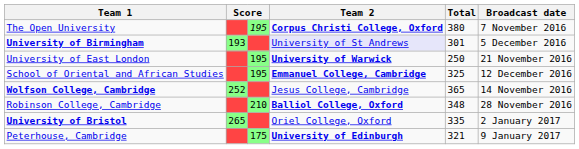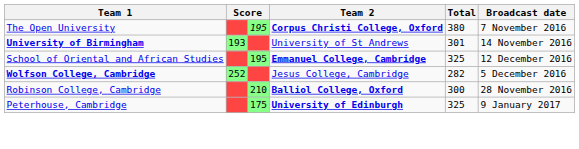(340, 43) lavender background -> (340, 43) no background
(523, 43) 5 December 2016 -> (526, 43) 14 November 2016
- row: (78, 58)
(456, 89) 365 -> (456, 74) 282
(526, 89) 14 November 2016 -> (523, 74) 5 December 2016
(456, 105) 348 -> (456, 89) 300
- row: (67, 120)
(456, 136) 321 -> (456, 105) 325
